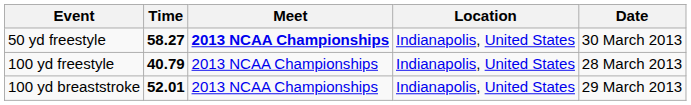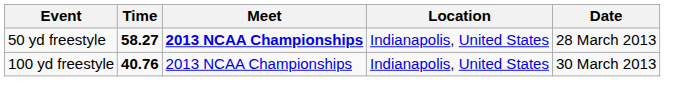(632, 40) 30 March 2013 -> (606, 40) 28 March 2013
(166, 64) 40.79 -> (140, 64) 40.76
(632, 64) 28 March 2013 -> (606, 64) 30 March 2013
- row: (74, 87)
